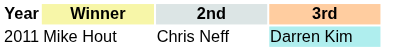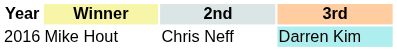(22, 36) 2011 -> (22, 36) 2016
